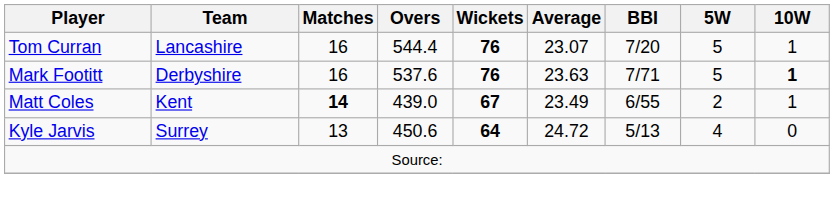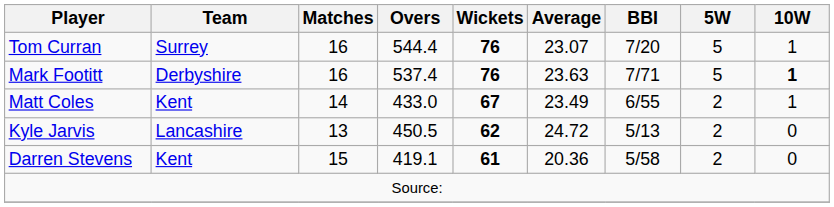(199, 46) Lancashire -> (182, 46) Surrey
(415, 74) 537.6 -> (415, 74) 537.4
(338, 103) bold -> (338, 103) normal
(415, 103) 439.0 -> (415, 103) 433.0
(182, 131) Surrey -> (199, 131) Lancashire
(415, 131) 450.6 -> (415, 131) 450.5
(490, 131) 64 -> (490, 131) 62
(717, 131) 4 -> (717, 131) 2
+ row: (70, 159)
